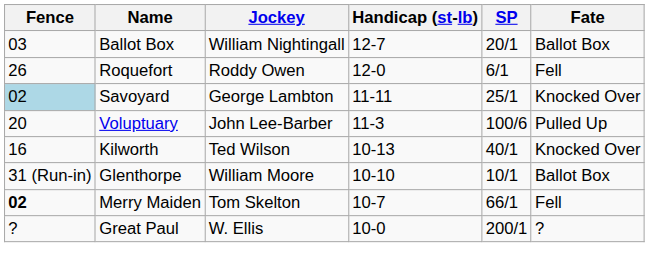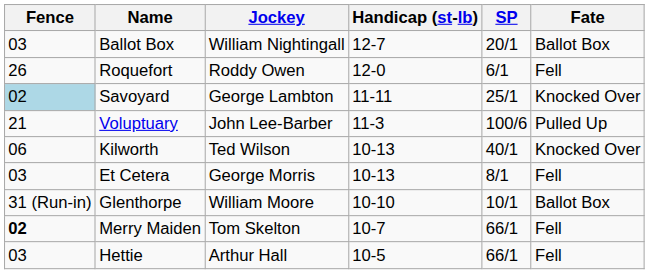(18, 123) 20 -> (18, 123) 21
(18, 149) 16 -> (18, 149) 06
+ row: (134, 176)
+ row: (121, 255)
- row: (139, 228)
